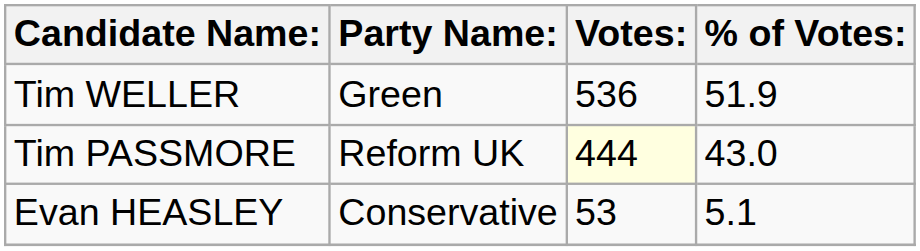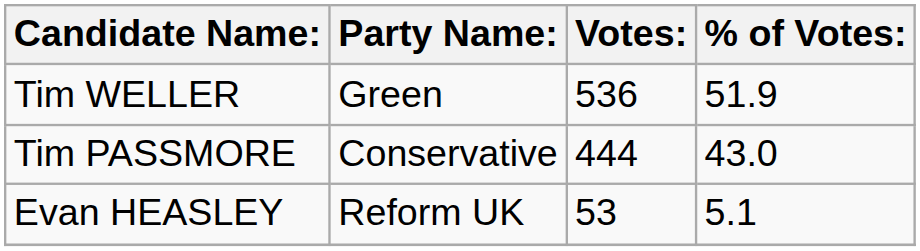(431, 153) Reform UK -> (448, 153) Conservative
(606, 153) lightyellow background -> (606, 153) no background
(448, 213) Conservative -> (431, 213) Reform UK
